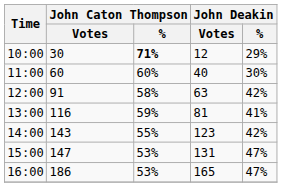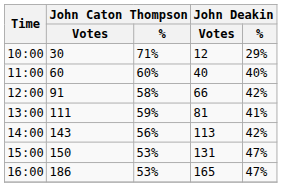(147, 54) bold -> (147, 54) normal
(256, 73) 30% -> (256, 73) 40%
(201, 93) 63 -> (201, 93) 66
(60, 113) 116 -> (60, 113) 111
(147, 133) 55% -> (147, 133) 56%
(204, 133) 123 -> (204, 133) 113
(60, 152) 147 -> (60, 152) 150
